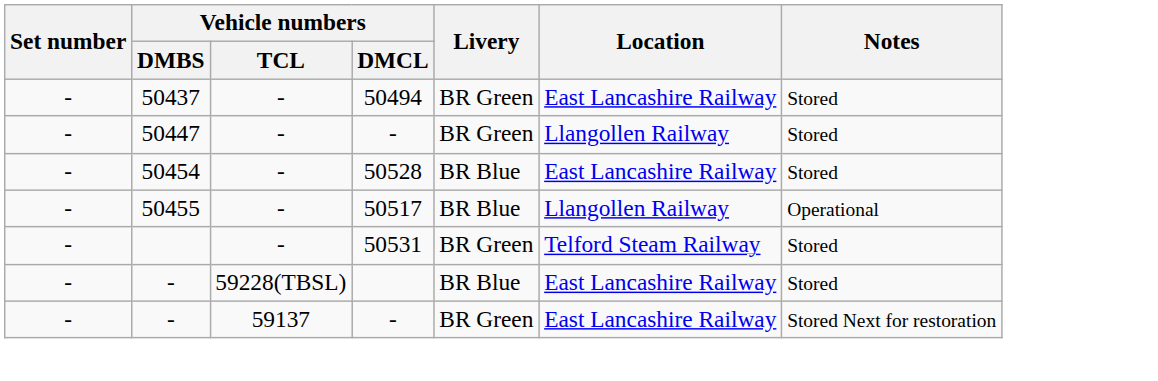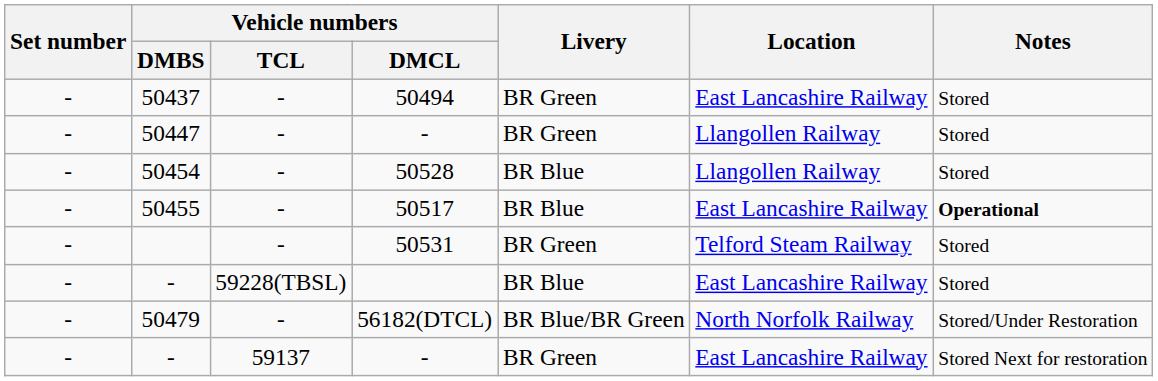(660, 171) East Lancashire Railway -> (788, 171) Llangollen Railway
(637, 208) Llangollen Railway -> (811, 208) East Lancashire Railway
(833, 209) normal -> (989, 208) bold
+ row: (171, 319)
